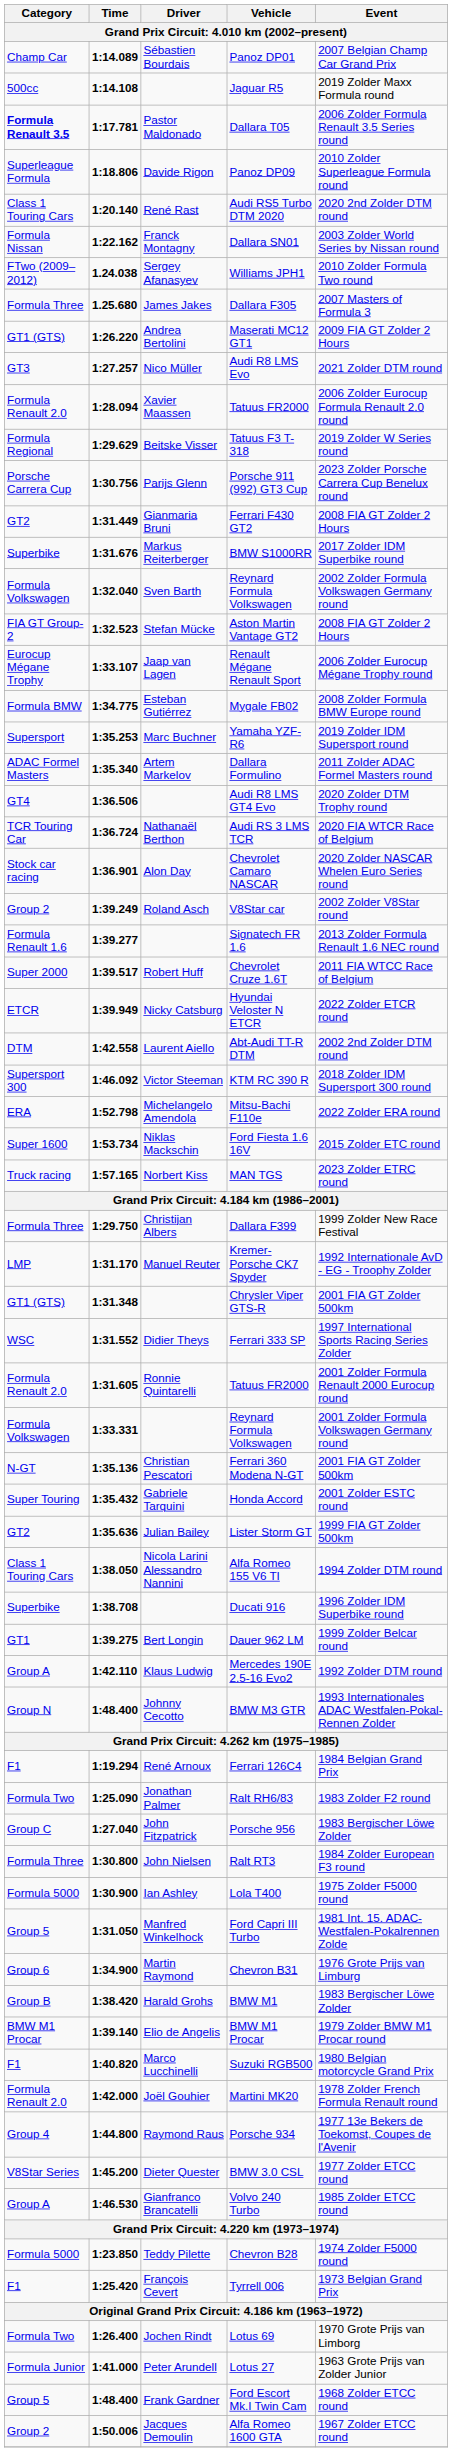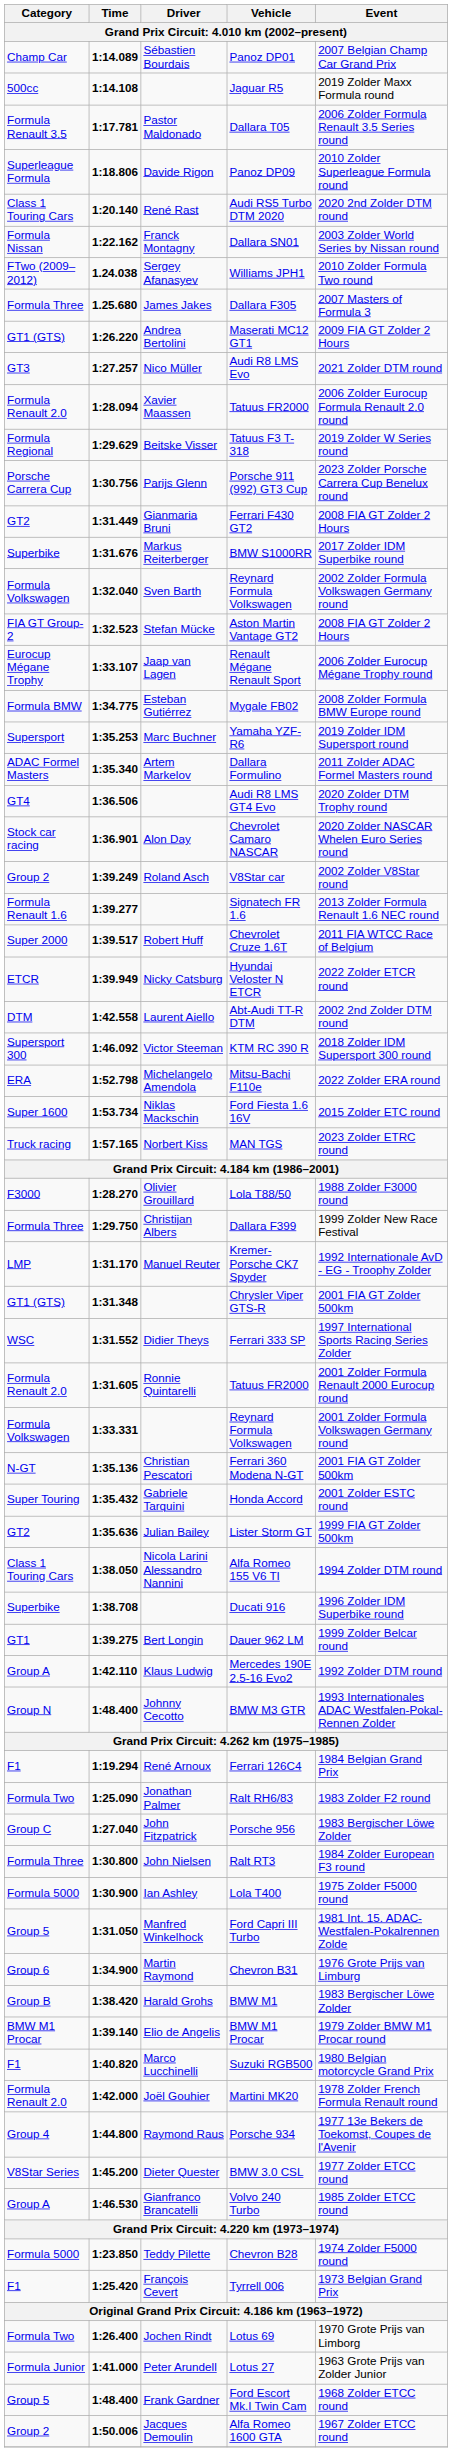(38, 127) bold -> (37, 127) normal
- row: (170, 832)
+ row: (169, 1194)
